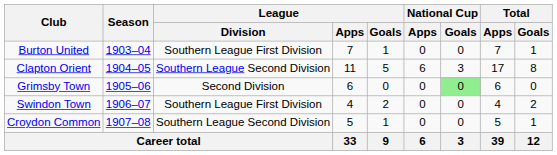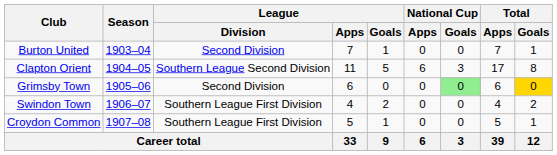(243, 50) Southern League First Division -> (243, 50) Second Division
(533, 86) no background -> (533, 86) gold background
(243, 123) Southern League Second Division -> (243, 123) Southern League First Division
